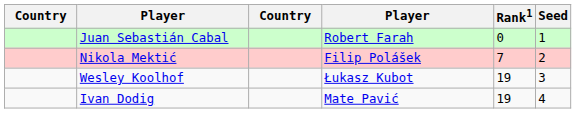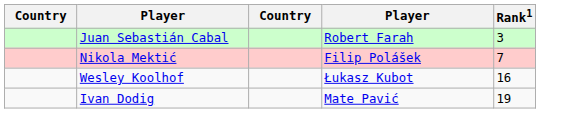- column: (553, 16)
(500, 38) 0 -> (500, 38) 3
(504, 78) 19 -> (504, 78) 16
